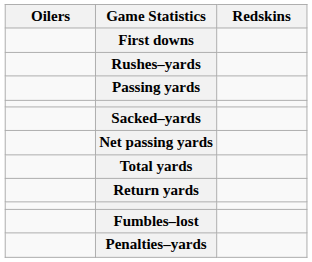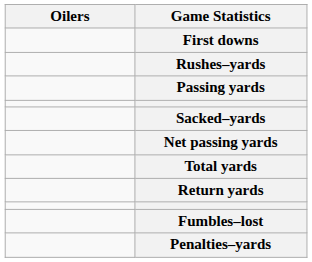- column: (262, 16)
